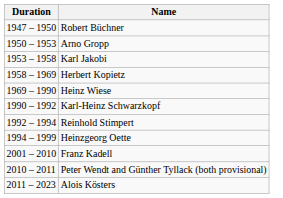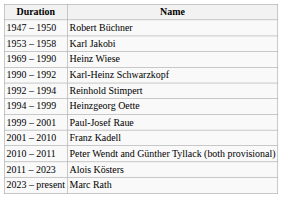- row: (85, 43)
- row: (93, 75)
+ row: (102, 122)
+ row: (91, 185)
